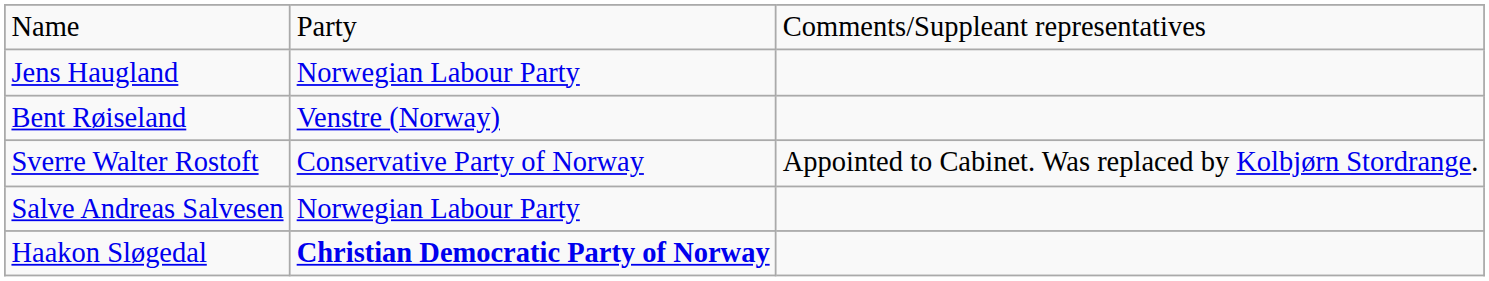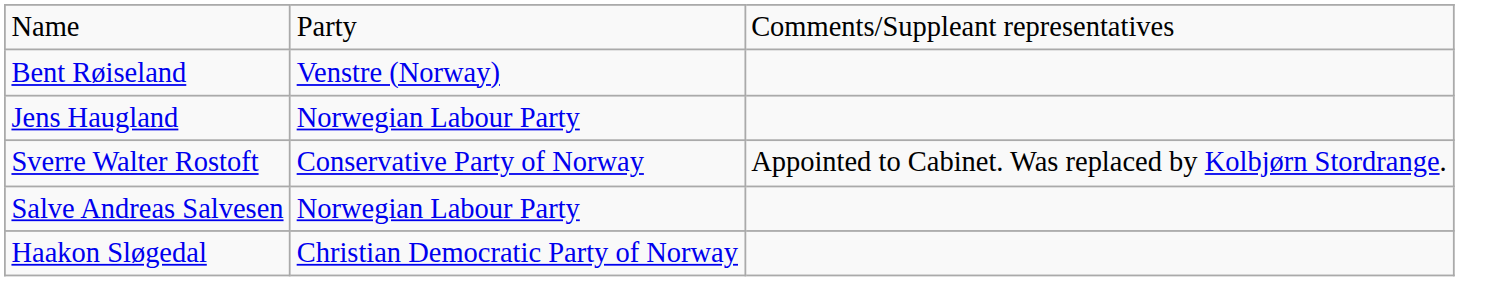rows swapped: (95, 72) <-> (99, 117)
(533, 252) bold -> (517, 252) normal
